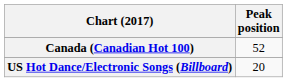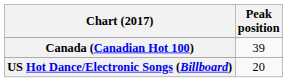(259, 47) 52 -> (259, 47) 39
